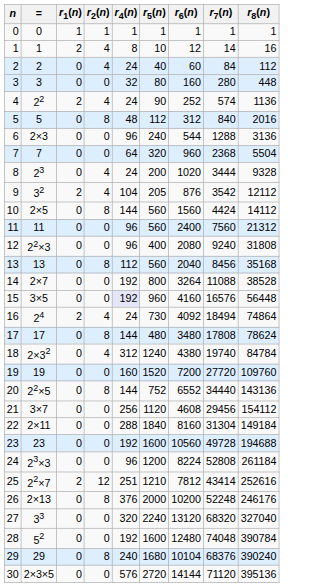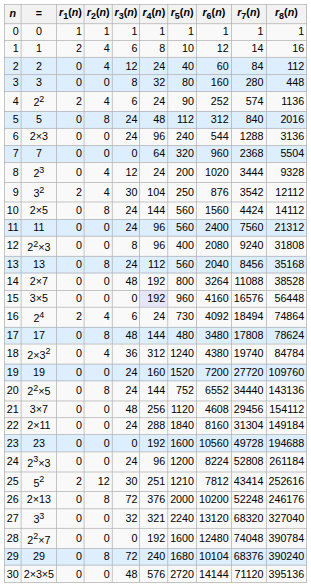+ column: (126, 14)
(157, 192) 205 -> (185, 192) 250
(39, 481) 22×7 -> (39, 481) 52
(128, 518) 320 -> (156, 518) 321
(39, 538) 52 -> (39, 538) 22×7
